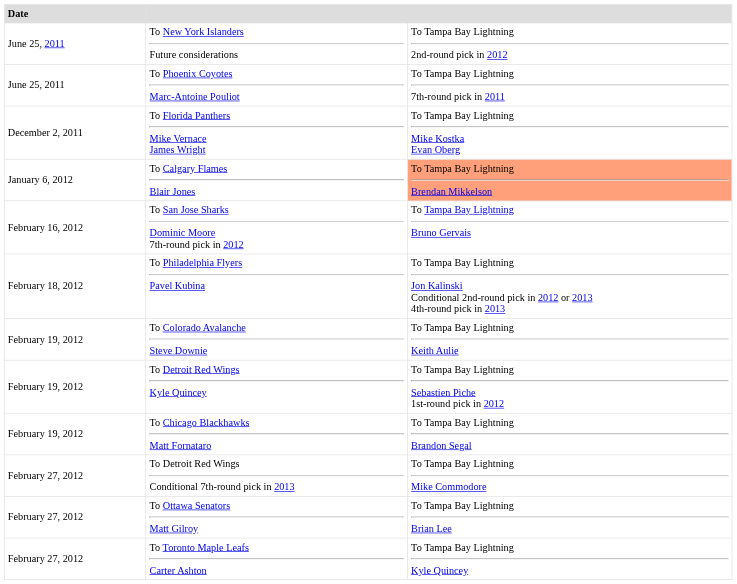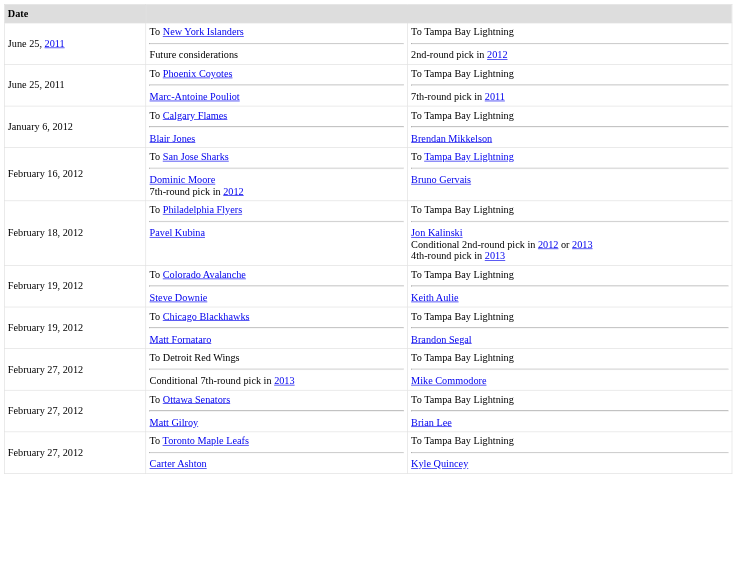- row: (277, 132)
(570, 180) lightsalmon background -> (570, 127) no background
- row: (277, 381)
